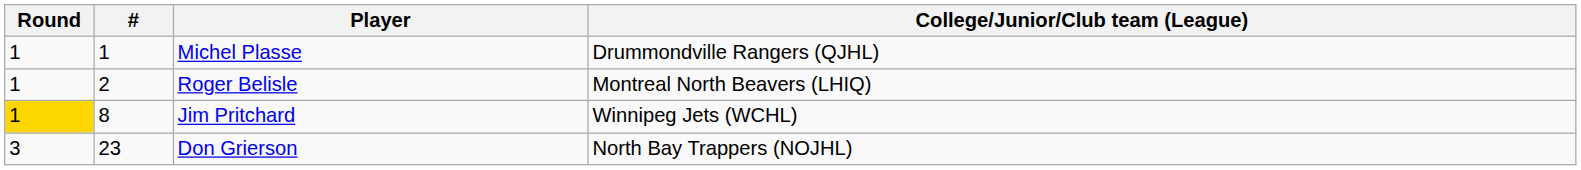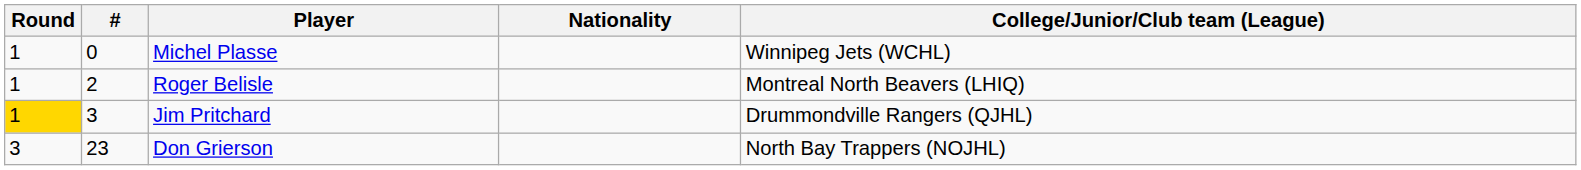+ column: (620, 20)
(104, 52) 1 -> (92, 52) 0
(736, 52) Drummondville Rangers (QJHL) -> (848, 52) Winnipeg Jets (WCHL)
(104, 116) 8 -> (92, 116) 3
(695, 116) Winnipeg Jets (WCHL) -> (889, 116) Drummondville Rangers (QJHL)
